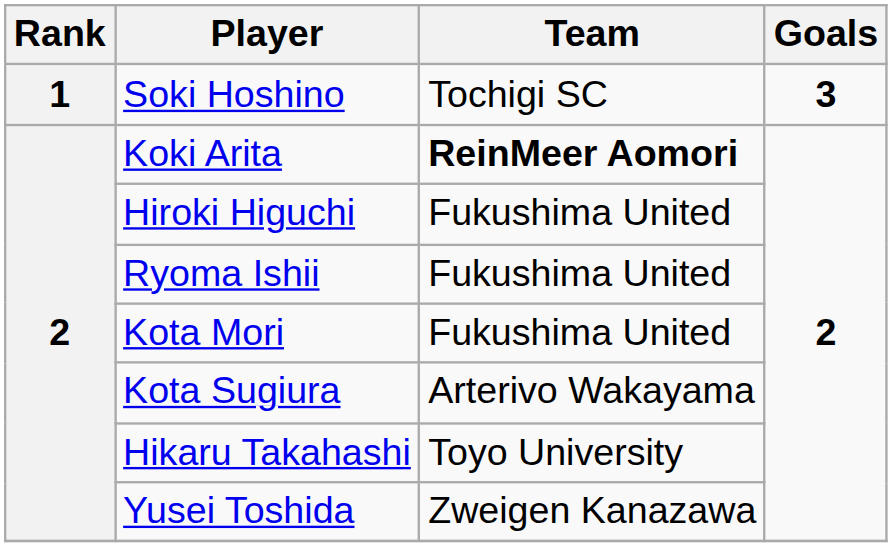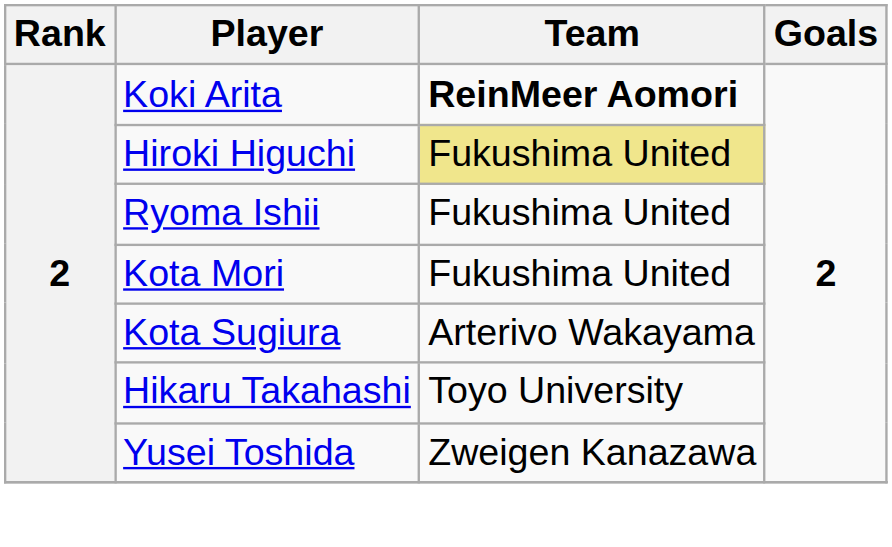- row: (234, 93)
(580, 213) no background -> (580, 153) khaki background
